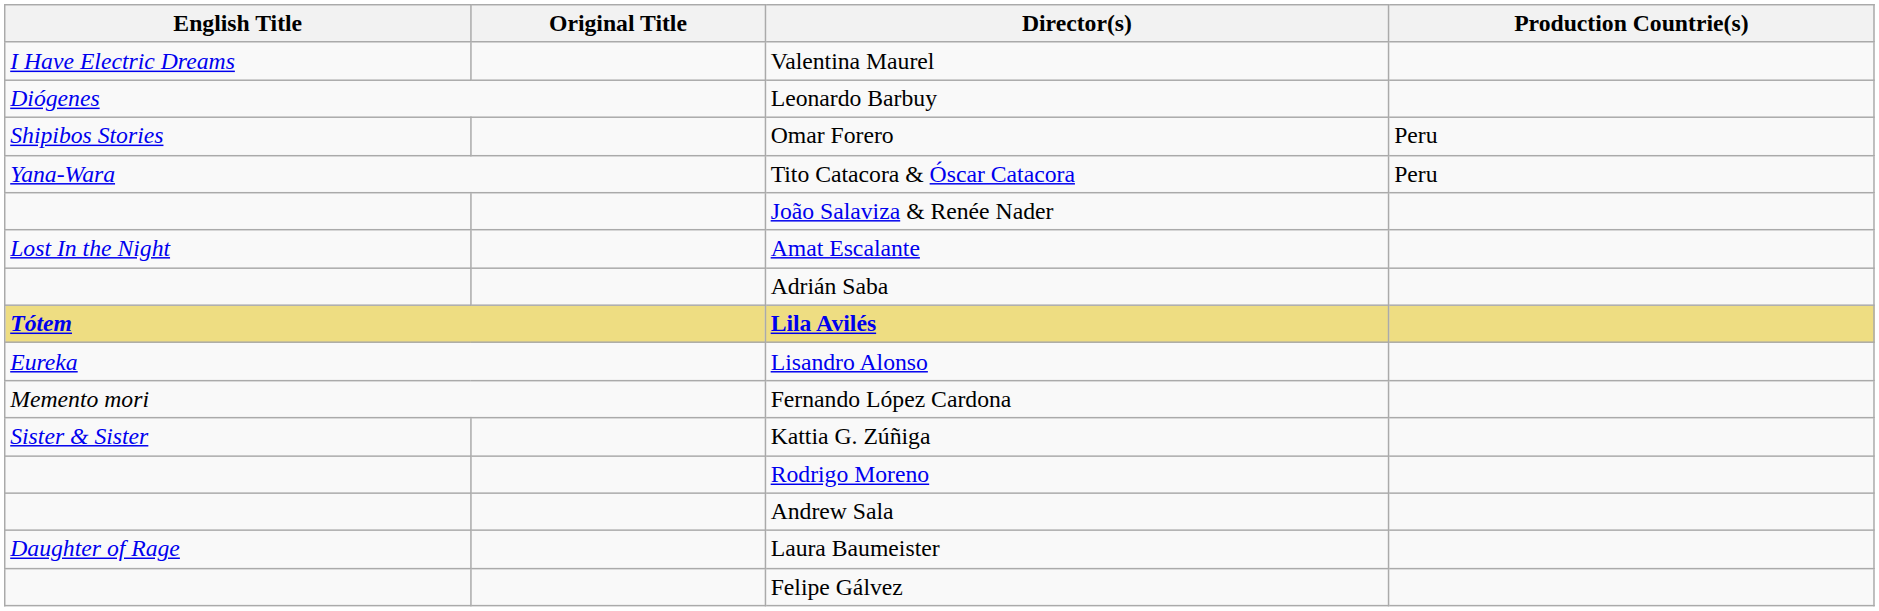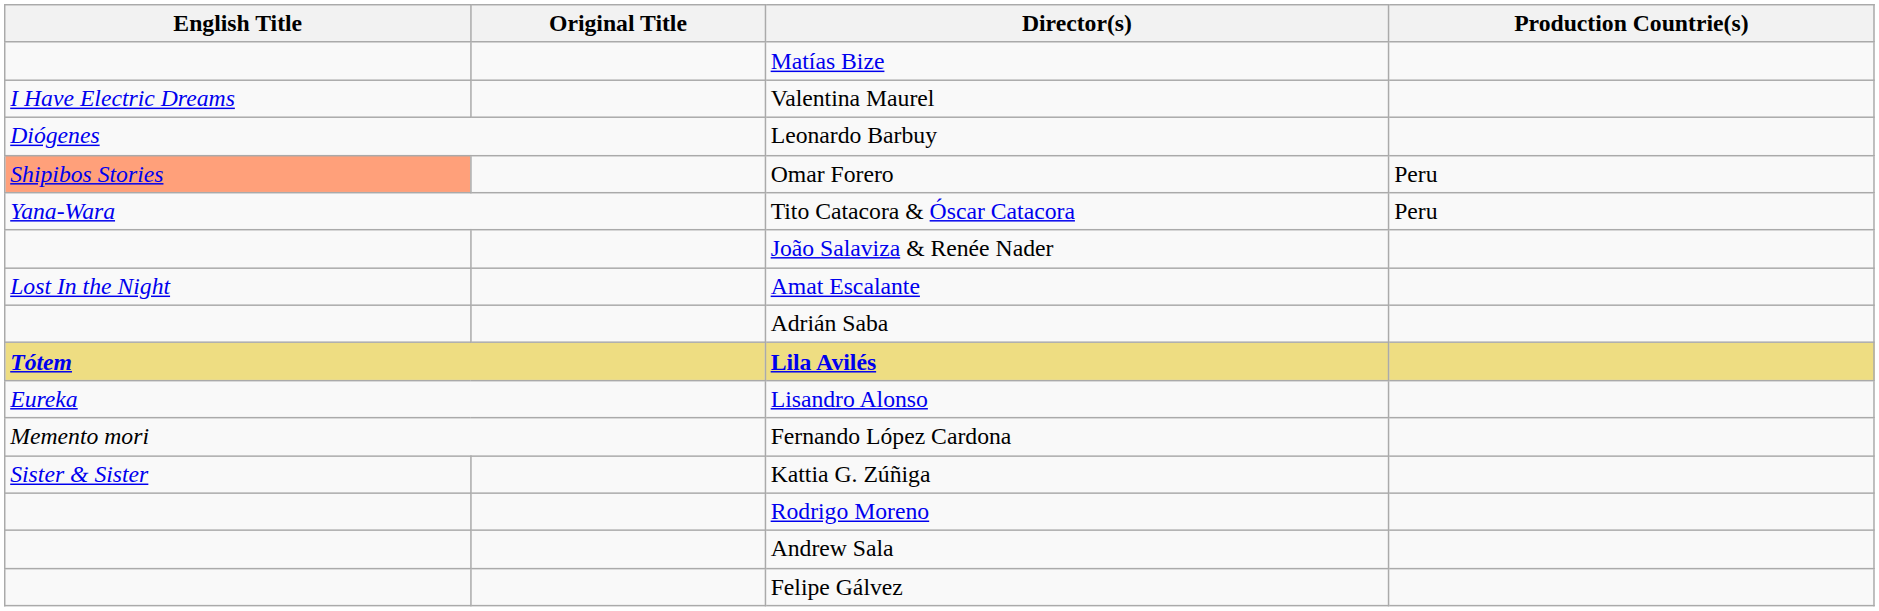+ row: (828, 60)
(87, 135) no background -> (87, 173) lightsalmon background
- row: (855, 549)
